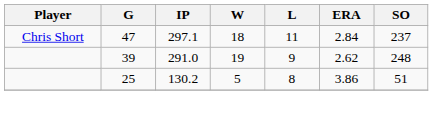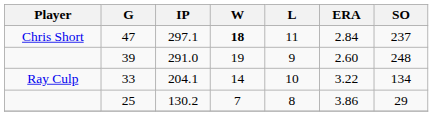(237, 36) normal -> (237, 36) bold
(346, 57) 2.62 -> (346, 57) 2.60
+ row: (129, 79)
(237, 79) 5 -> (237, 100) 7
(401, 79) 51 -> (401, 100) 29
